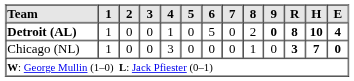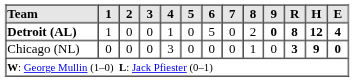(316, 31) 10 -> (316, 31) 12
(108, 49) 1 -> (108, 49) 0
(316, 49) 7 -> (316, 49) 9
